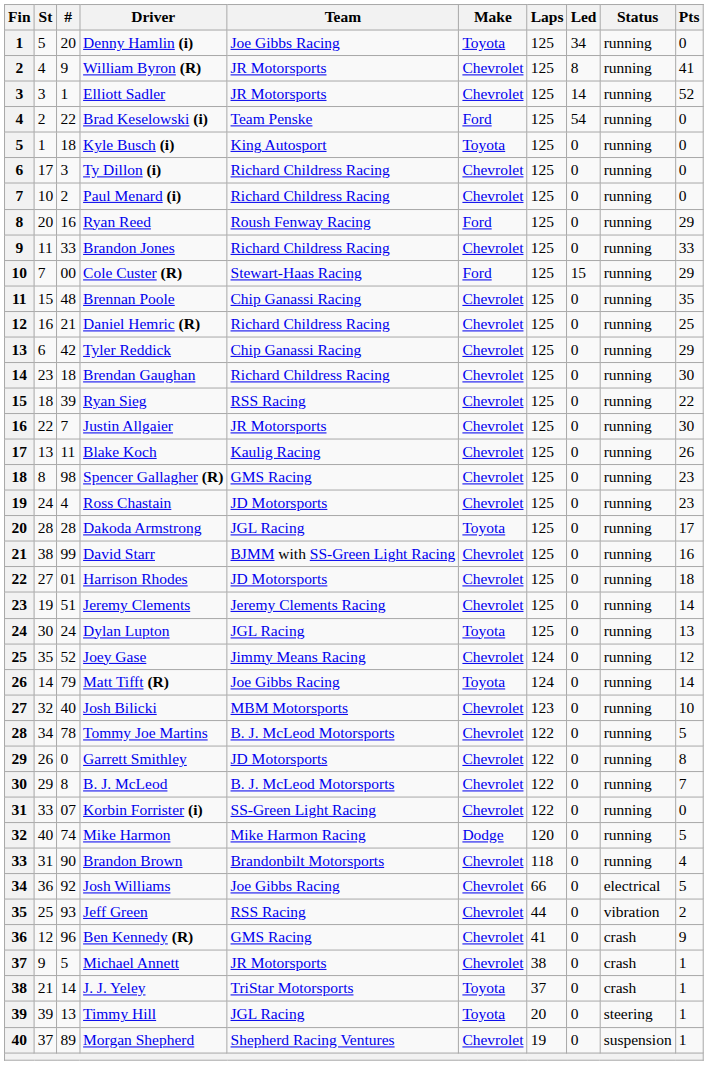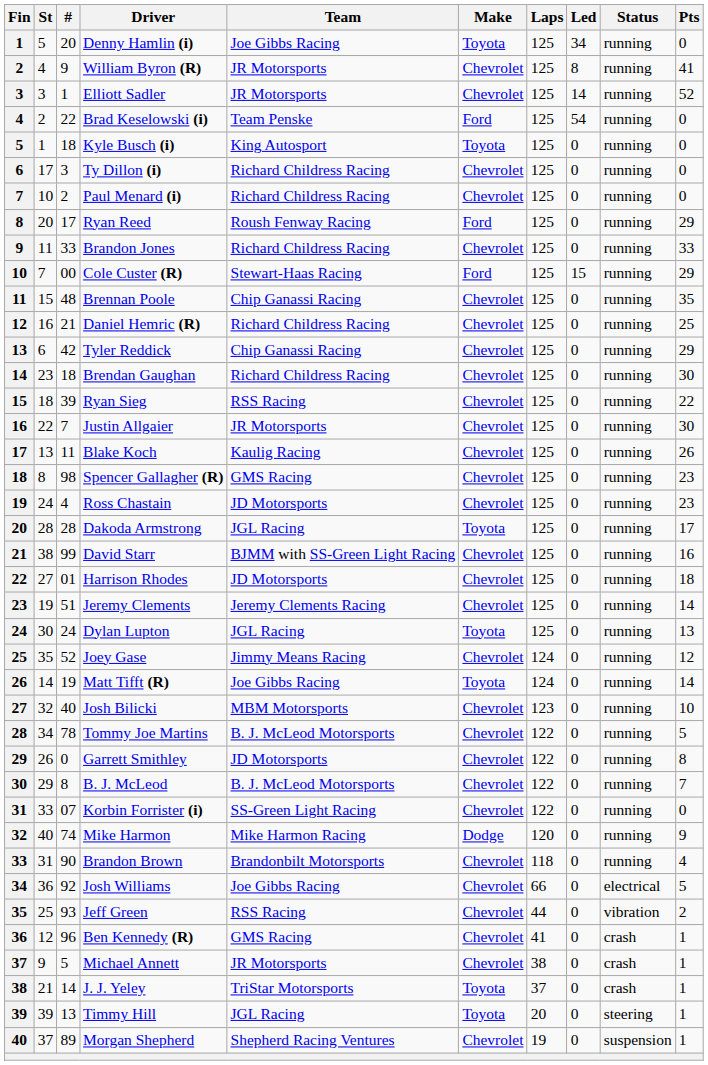(68, 221) 16 -> (68, 221) 17
(68, 682) 79 -> (68, 682) 19
(683, 835) 5 -> (683, 835) 9
(683, 937) 9 -> (683, 937) 1
